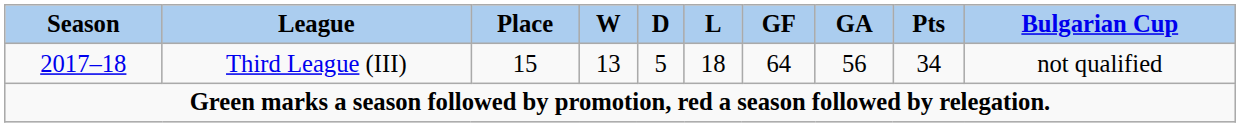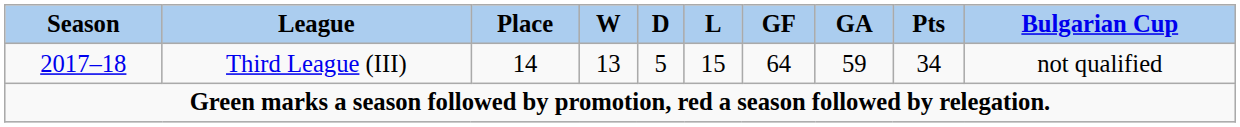(525, 63) 15 -> (525, 63) 14
(713, 63) 18 -> (713, 63) 15
(854, 63) 56 -> (854, 63) 59
